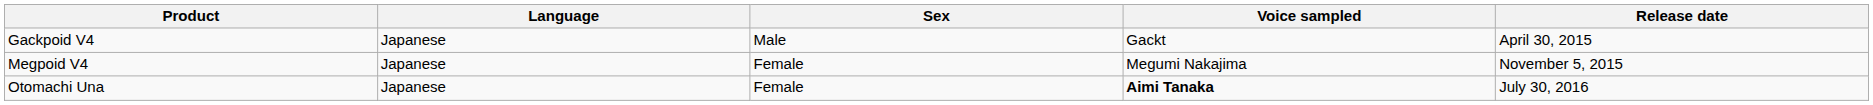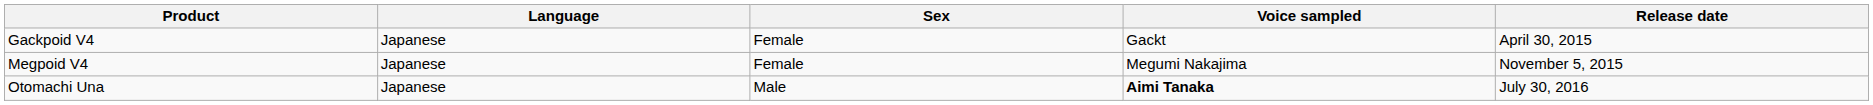(770, 40) Male -> (779, 40) Female
(779, 87) Female -> (770, 87) Male
